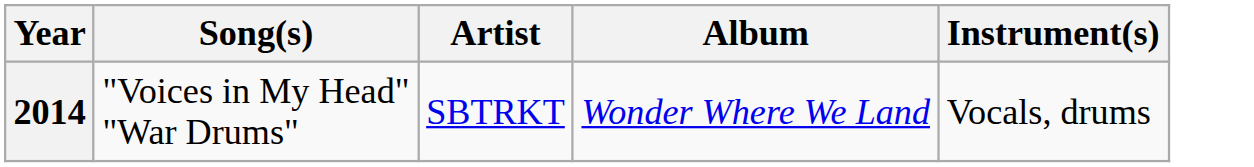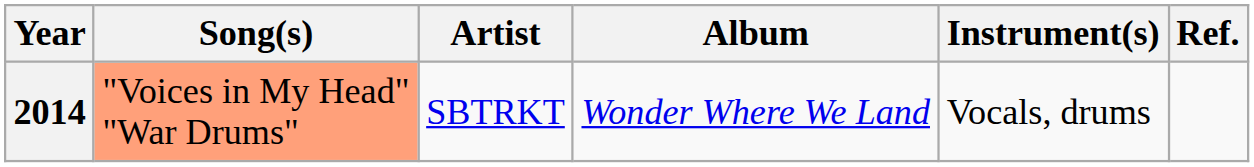+ column: (1208, 33)
(256, 110) no background -> (256, 110) lightsalmon background
